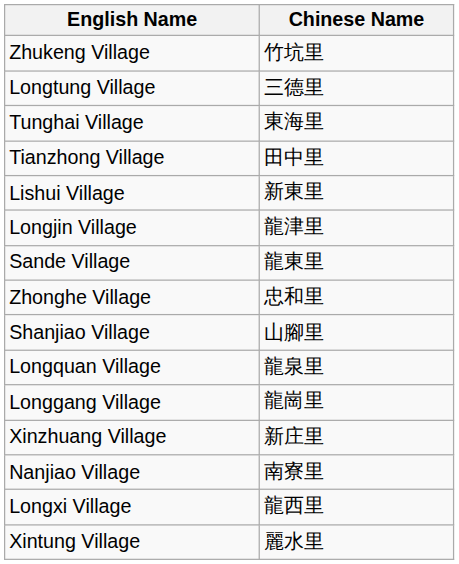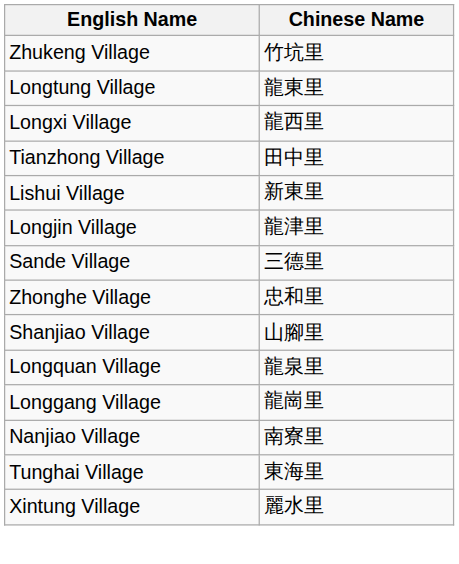(294, 87) 三德里 -> (294, 87) 龍東里
rows swapped: (70, 506) <-> (76, 122)
(294, 261) 龍東里 -> (294, 261) 三德里
- row: (88, 437)
